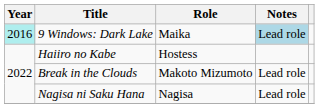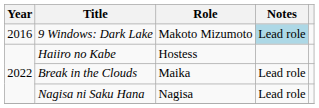(20, 34) paleturquoise background -> (20, 34) no background
(174, 34) Maika -> (205, 34) Makoto Mizumoto
(205, 73) Makoto Mizumoto -> (174, 73) Maika
